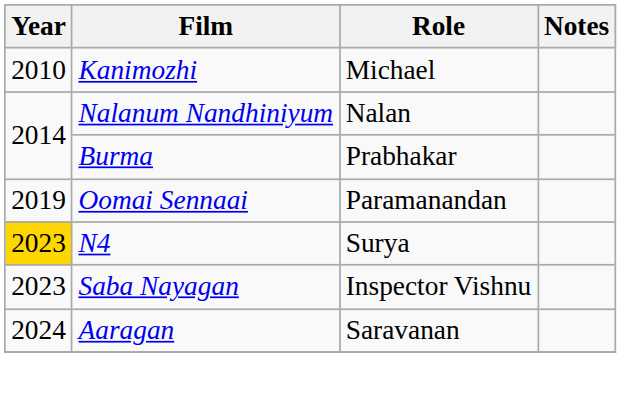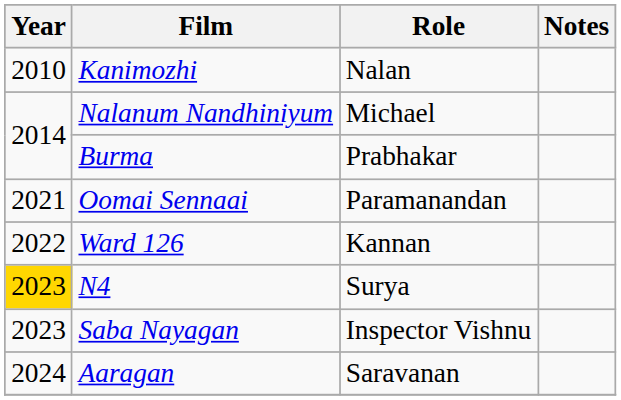(391, 69) Michael -> (378, 69) Nalan
(378, 112) Nalan -> (391, 112) Michael
(39, 199) 2019 -> (39, 199) 2021
+ row: (131, 243)
